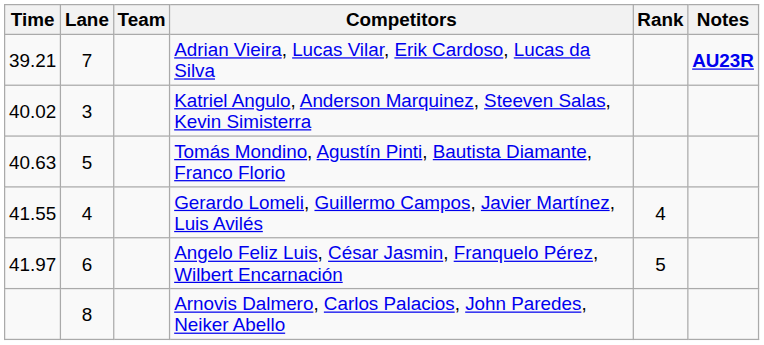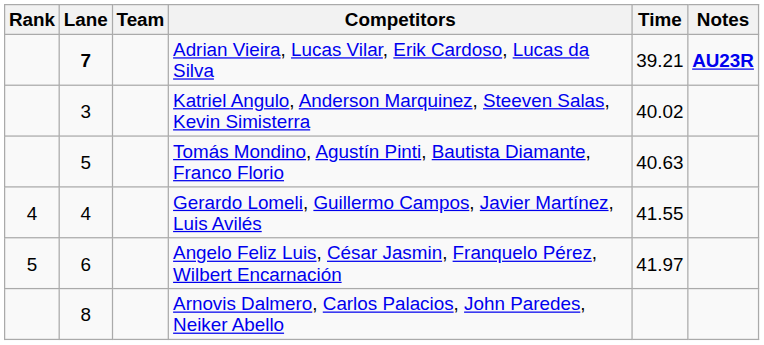columns swapped: (660, 20) <-> (33, 20)
(87, 60) normal -> (86, 60) bold
